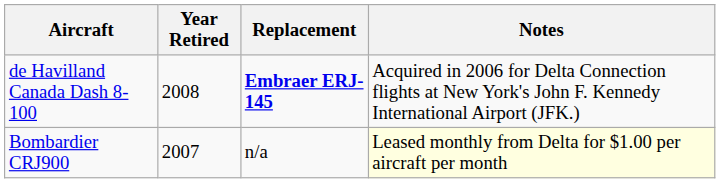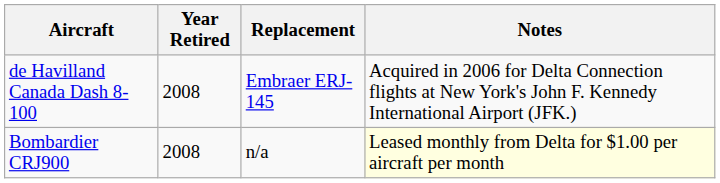(304, 91) bold -> (299, 91) normal
(181, 152) 2007 -> (181, 152) 2008
